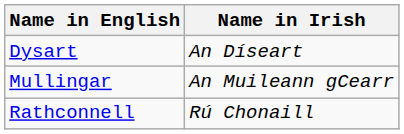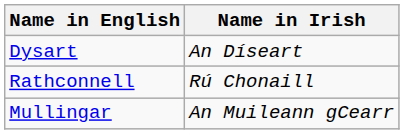rows swapped: (61, 82) <-> (72, 113)
